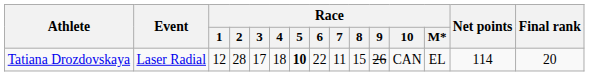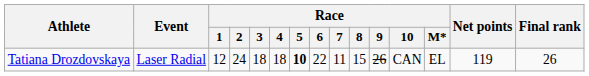(239, 60) 28 -> (239, 60) 24
(259, 60) 17 -> (259, 60) 18
(483, 60) 114 -> (483, 60) 119
(550, 60) 20 -> (550, 60) 26
